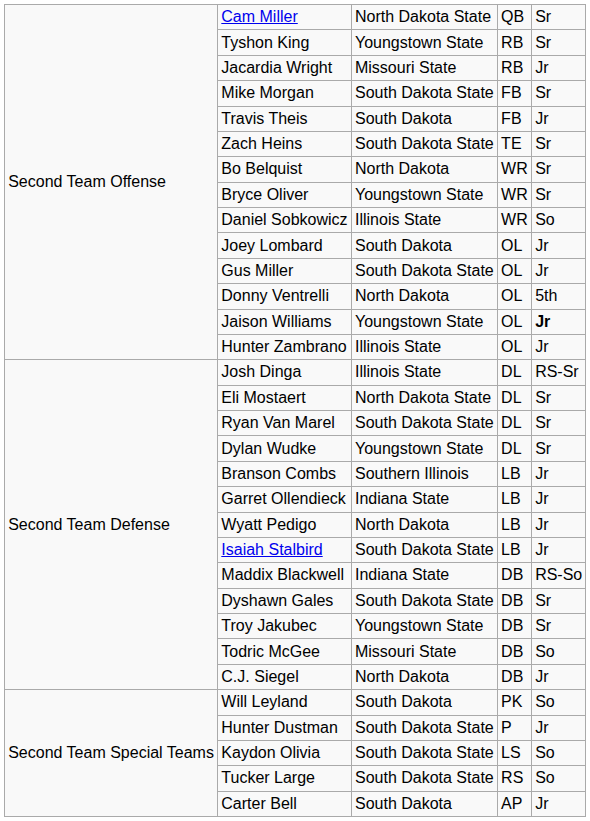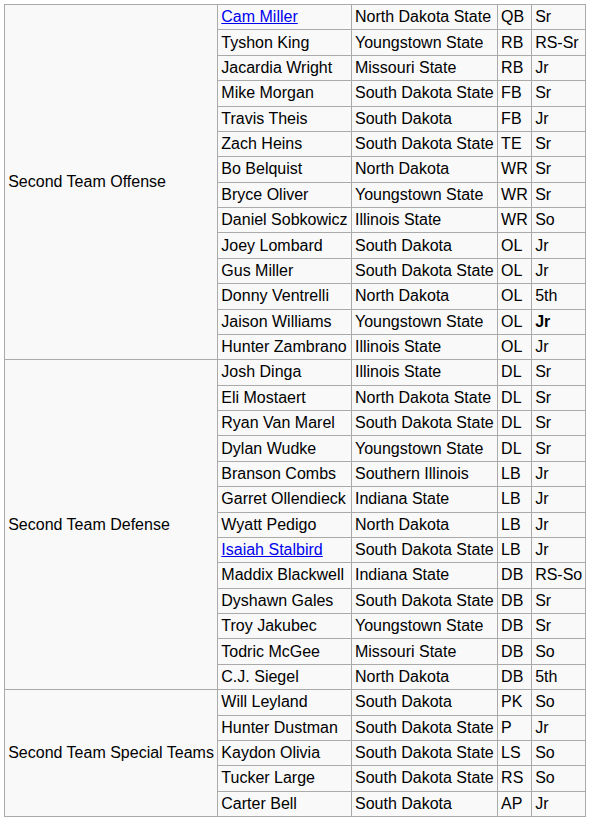(543, 42) Sr -> (557, 42) RS-Sr
(557, 372) RS-Sr -> (543, 372) Sr
(542, 676) Jr -> (546, 676) 5th
